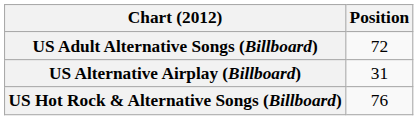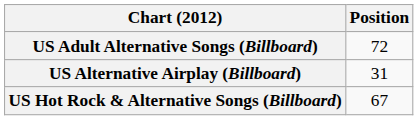(379, 100) 76 -> (379, 100) 67
